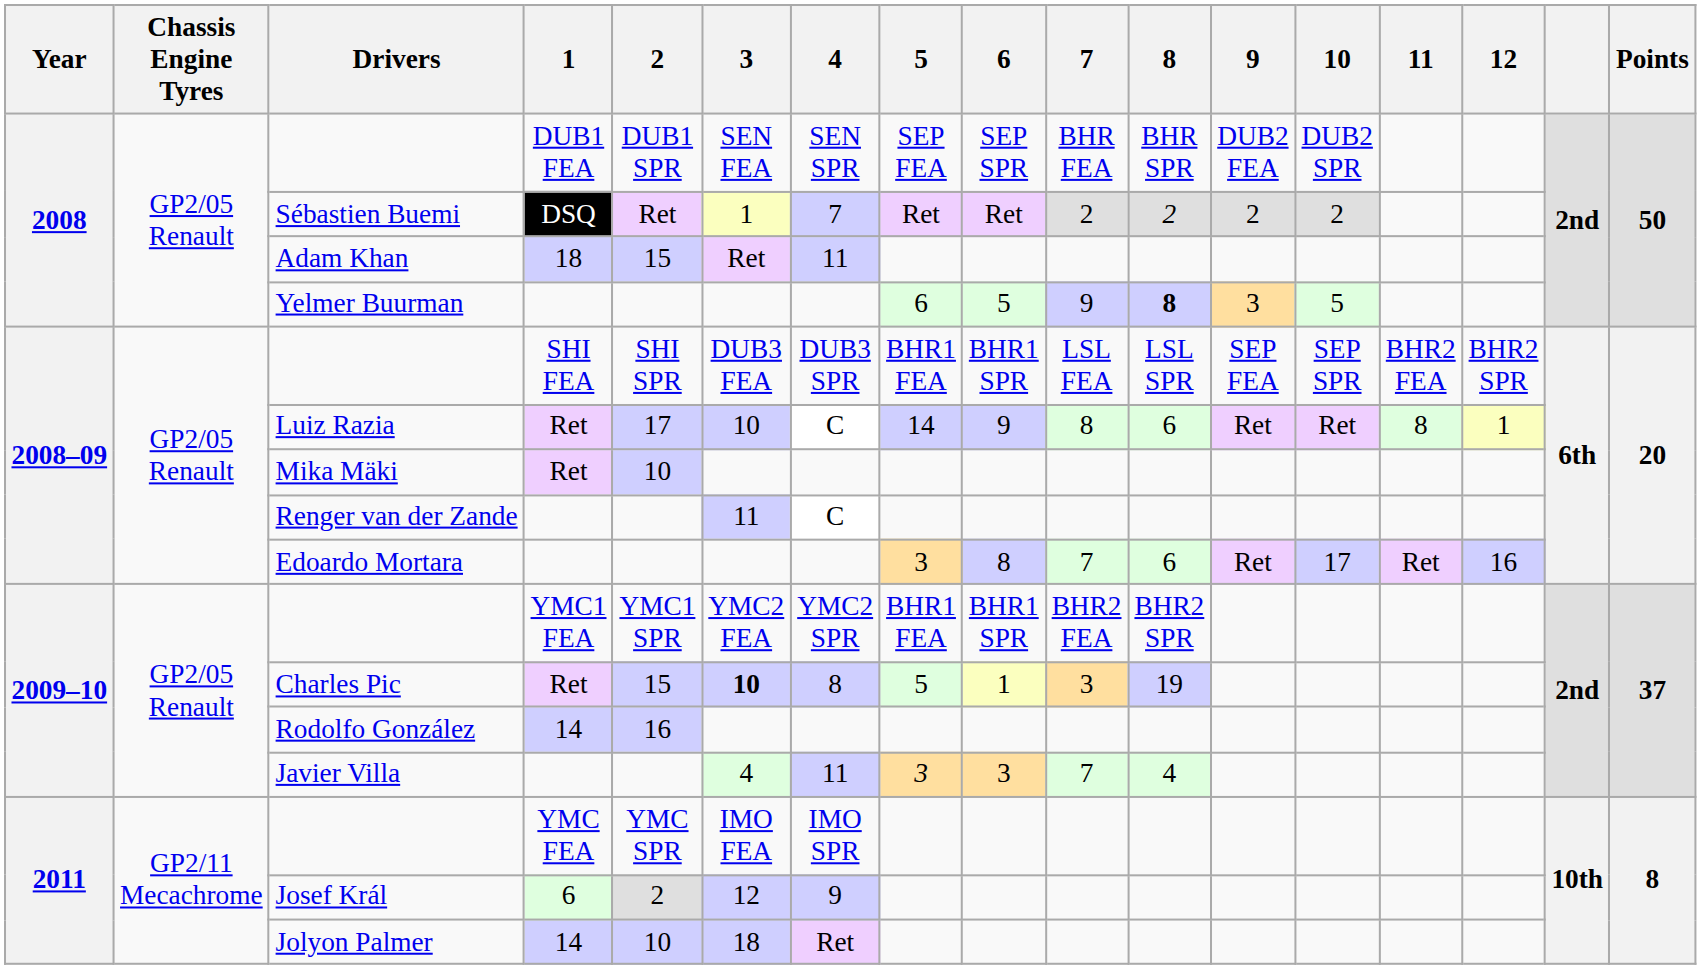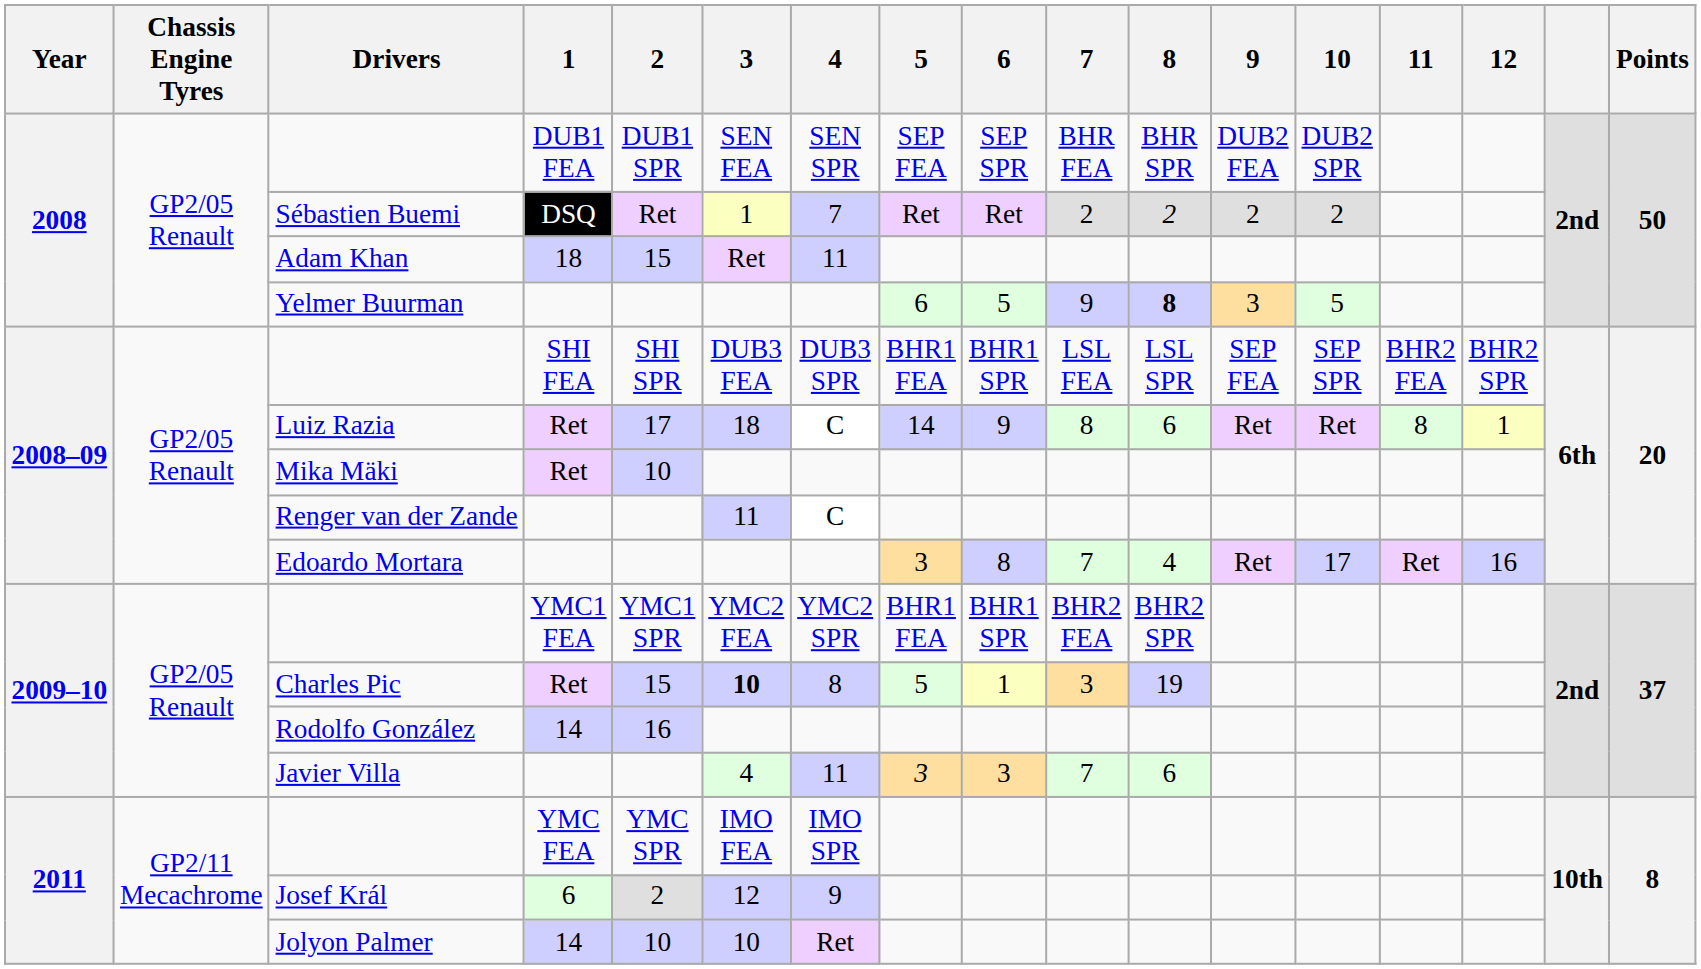(746, 425) 10 -> (746, 425) 18
(1169, 561) 6 -> (1169, 561) 4
(1169, 773) 4 -> (1169, 773) 6
(746, 941) 18 -> (746, 941) 10
